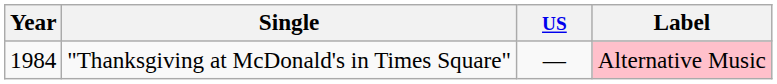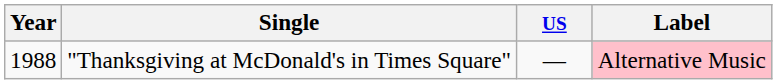(33, 59) 1984 -> (33, 59) 1988
